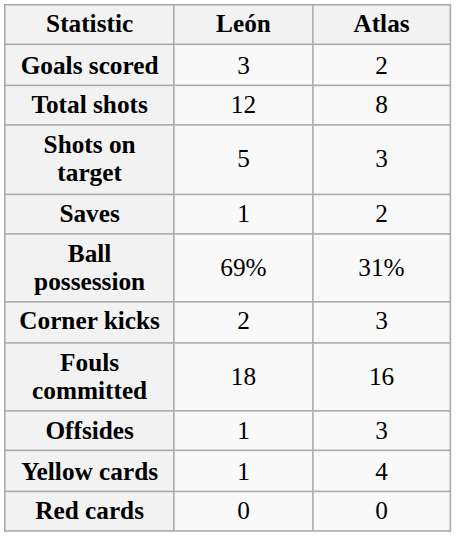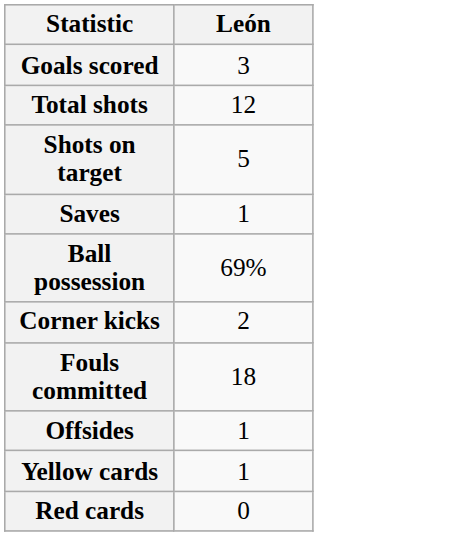- column: (382, 24)
